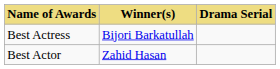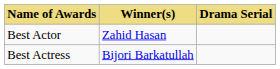rows swapped: (34, 54) <-> (39, 34)
